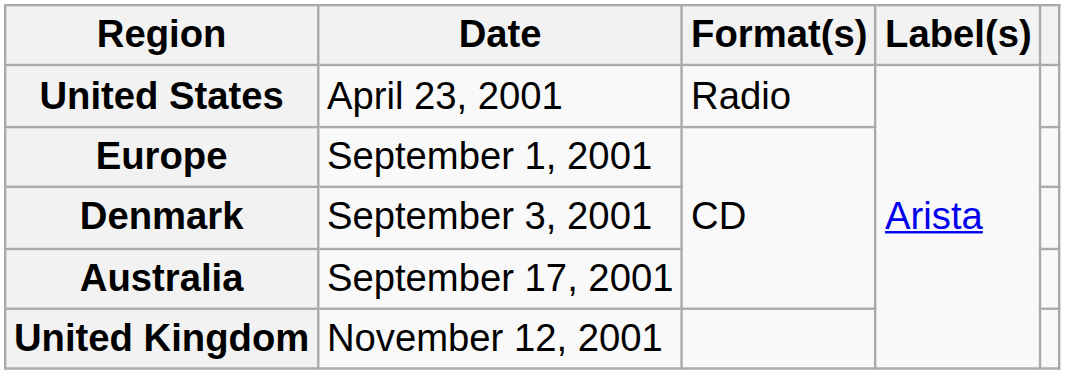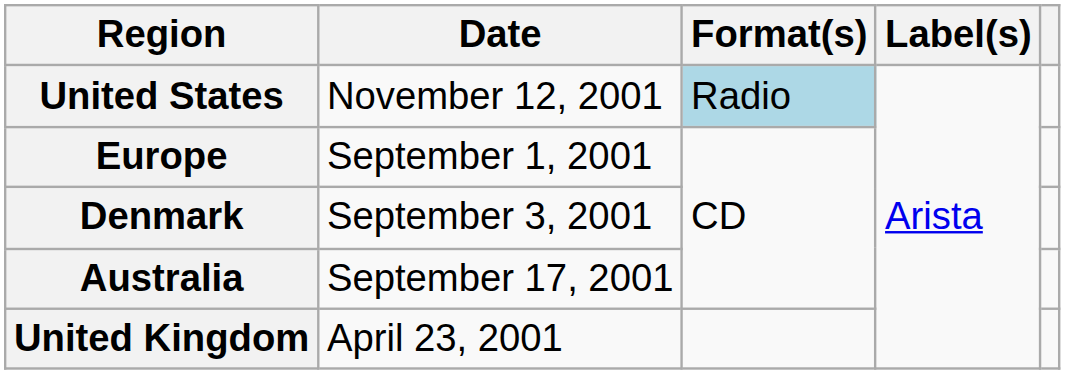(445, 95) April 23, 2001 -> (495, 95) November 12, 2001
(741, 95) no background -> (741, 95) lightblue background
(495, 338) November 12, 2001 -> (445, 338) April 23, 2001
